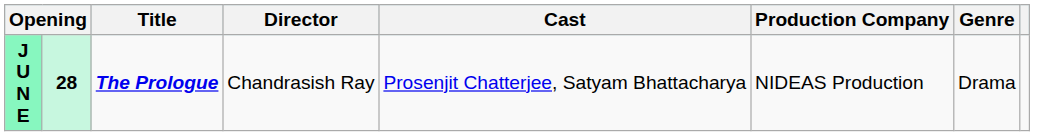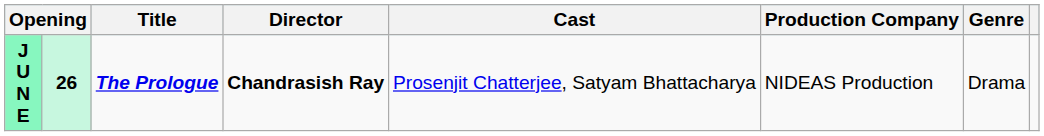(67, 82) 28 -> (67, 82) 26
(301, 82) normal -> (306, 82) bold
